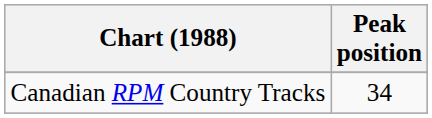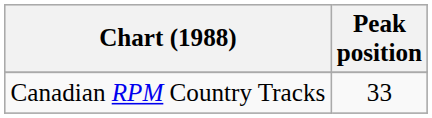(379, 92) 34 -> (379, 92) 33
